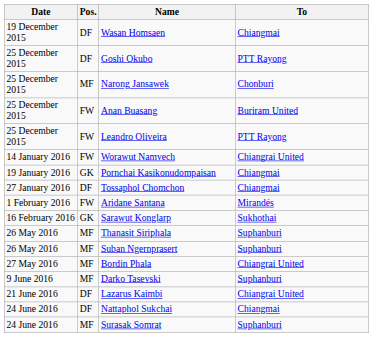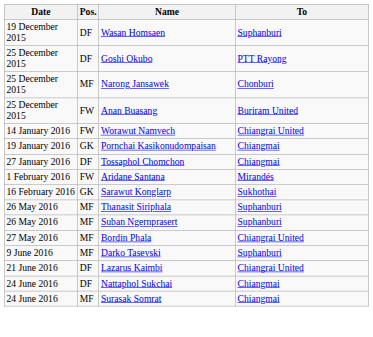(259, 32) Chiangmai -> (260, 32) Suphanburi
- row: (134, 136)
(260, 324) Suphanburi -> (259, 298) Chiangmai
